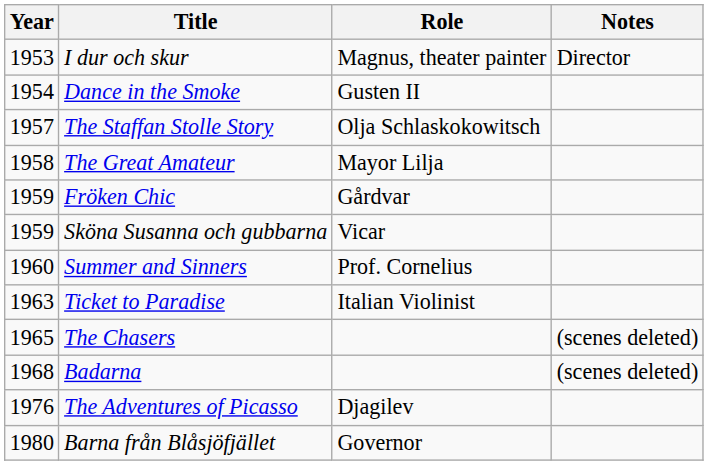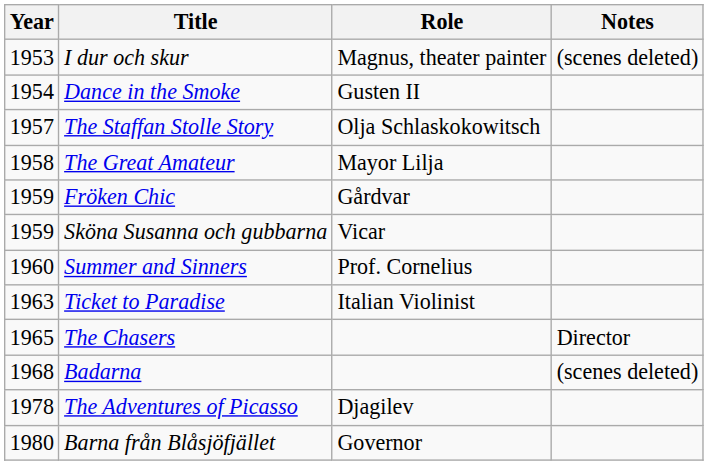(593, 57) Director -> (627, 57) (scenes deleted)
(627, 337) (scenes deleted) -> (593, 337) Director
(32, 407) 1976 -> (32, 407) 1978
